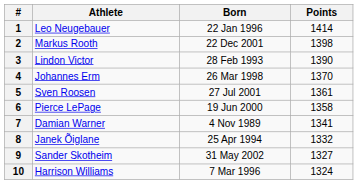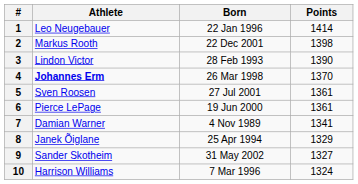(67, 76) normal -> (70, 76) bold
(322, 108) 1358 -> (322, 108) 1361
(322, 140) 1332 -> (322, 140) 1329
